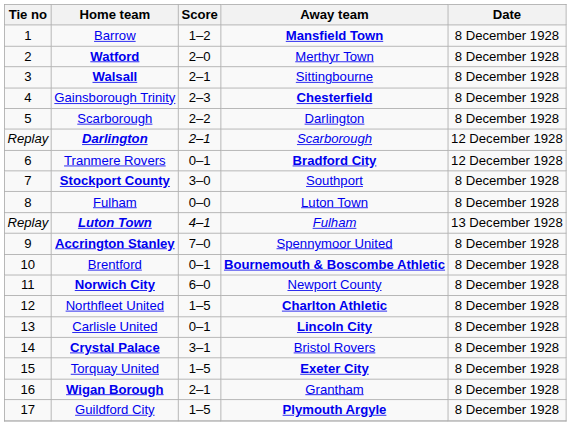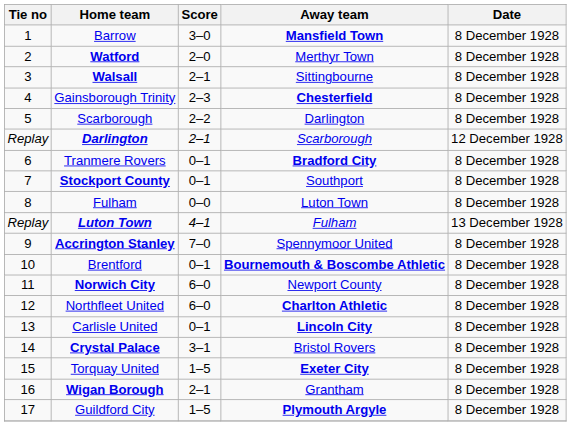(200, 35) 1–2 -> (200, 35) 3–0
(507, 160) 12 December 1928 -> (507, 160) 8 December 1928
(200, 181) 3–0 -> (200, 181) 0–1
(200, 306) 1–5 -> (200, 306) 6–0
